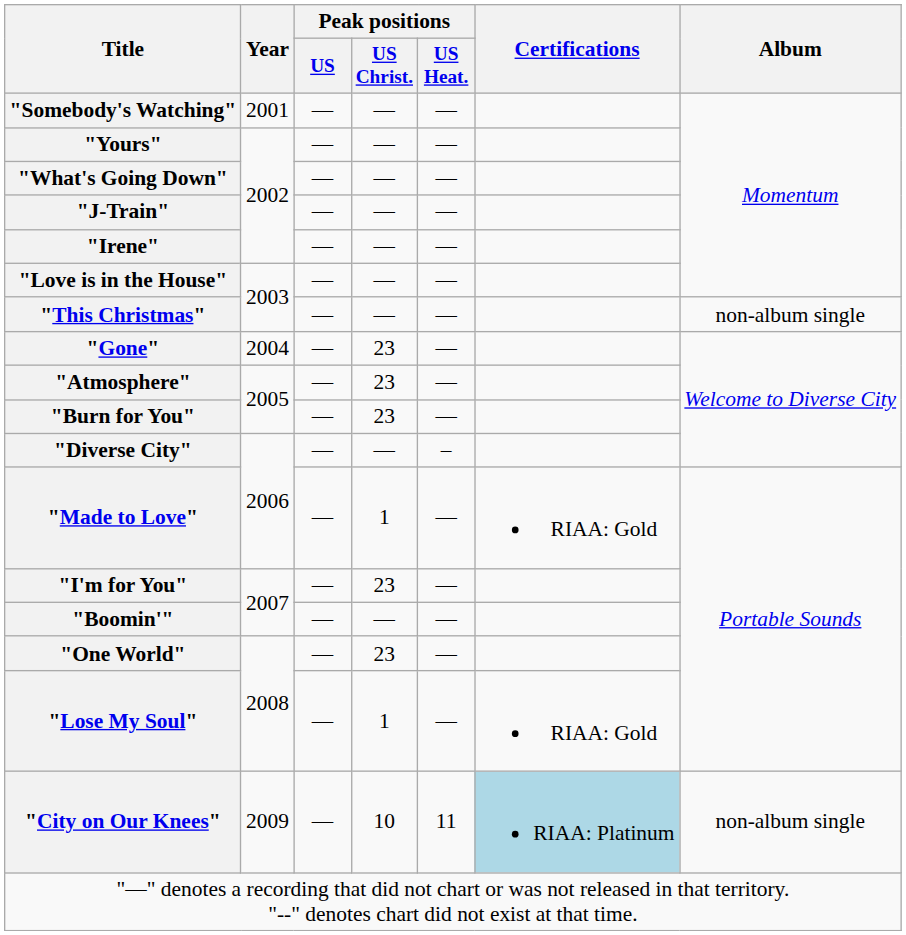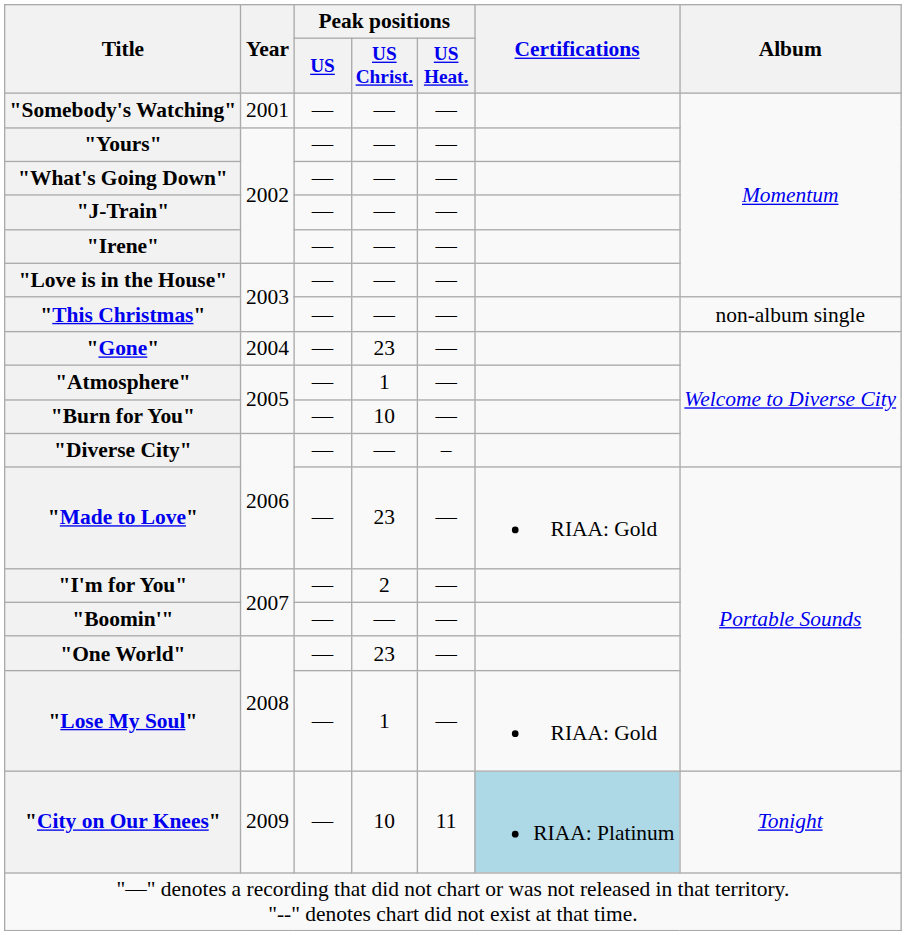(384, 382) 23 -> (384, 382) 1
(384, 416) 23 -> (384, 416) 10
(384, 517) 1 -> (384, 517) 23
(384, 585) 23 -> (384, 585) 2
(790, 821) non-album single -> (790, 821) Tonight
